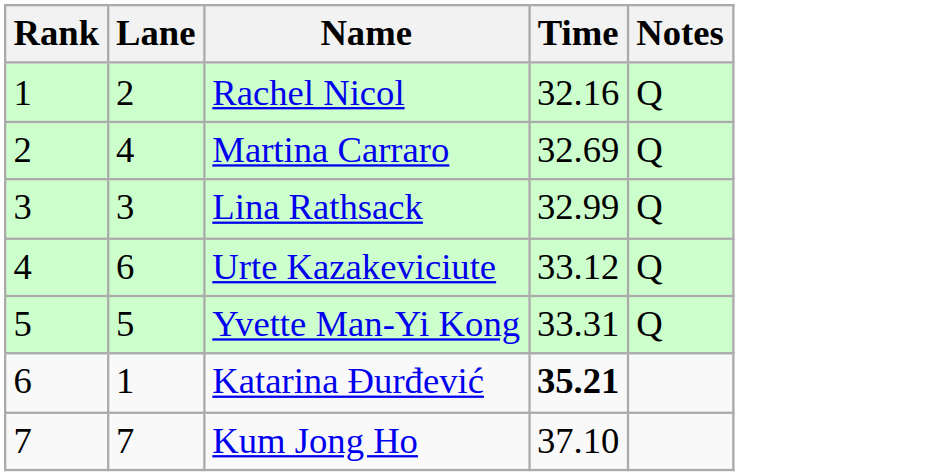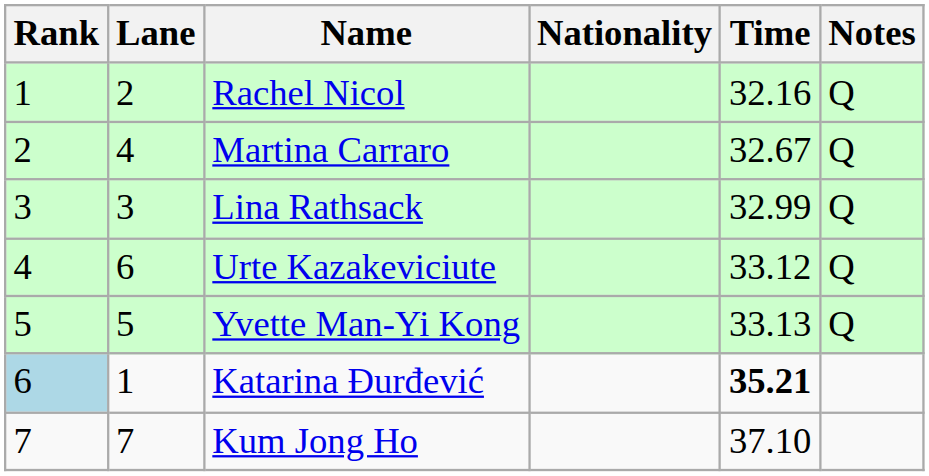+ column: (624, 33)
(578, 149) 32.69 -> (770, 149) 32.67
(578, 324) 33.31 -> (770, 324) 33.13
(23, 382) no background -> (23, 382) lightblue background
